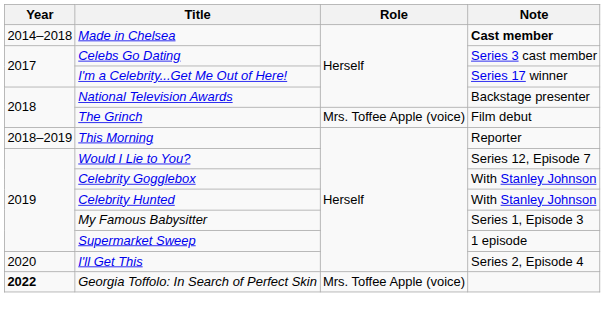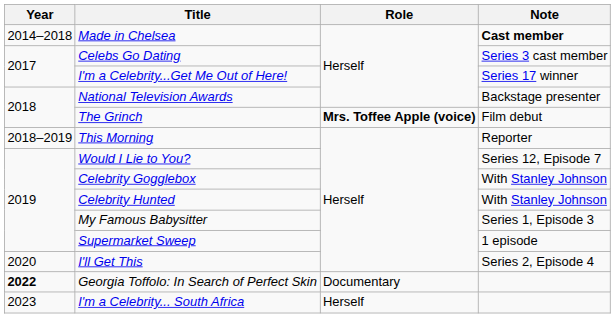(394, 117) normal -> (399, 117) bold
(394, 281) Mrs. Toffee Apple (voice) -> (361, 281) Documentary
+ row: (161, 302)
